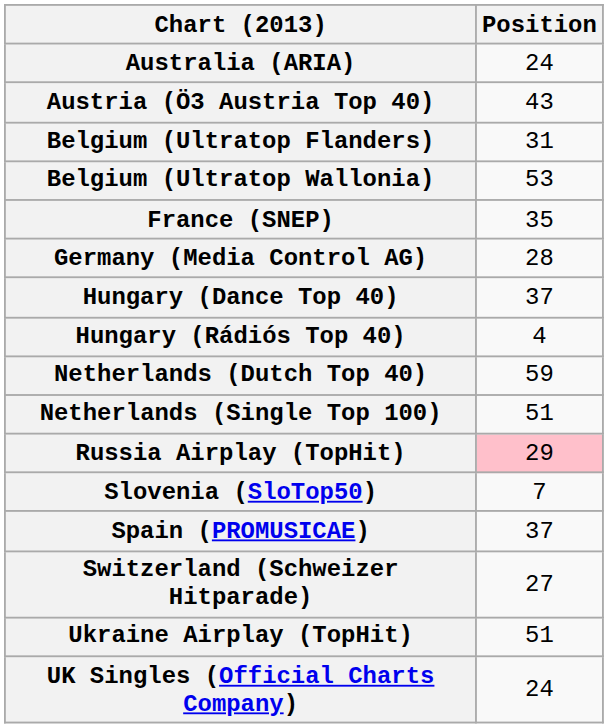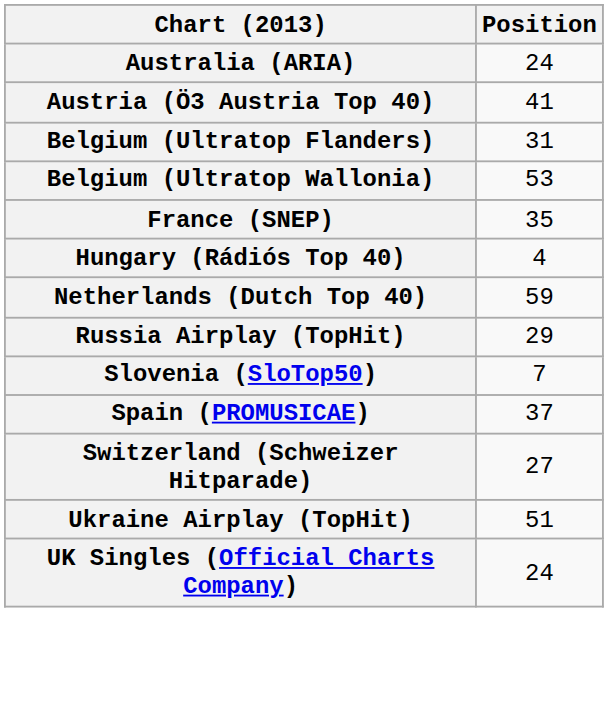(539, 102) 43 -> (539, 102) 41
- row: (241, 258)
- row: (241, 297)
- row: (241, 414)
(539, 453) pink background -> (539, 336) no background
